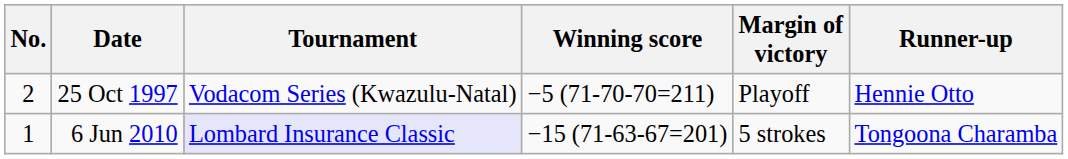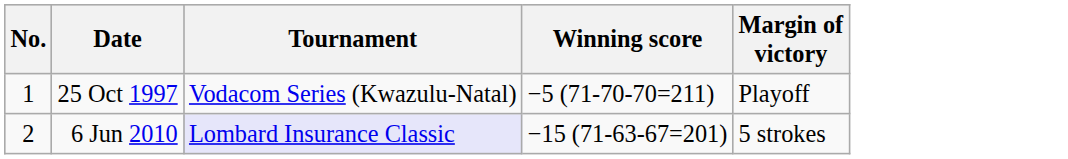- column: (956, 39)
(28, 93) 2 -> (28, 93) 1
(28, 133) 1 -> (28, 133) 2
